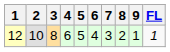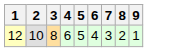- column: (154, 15)
